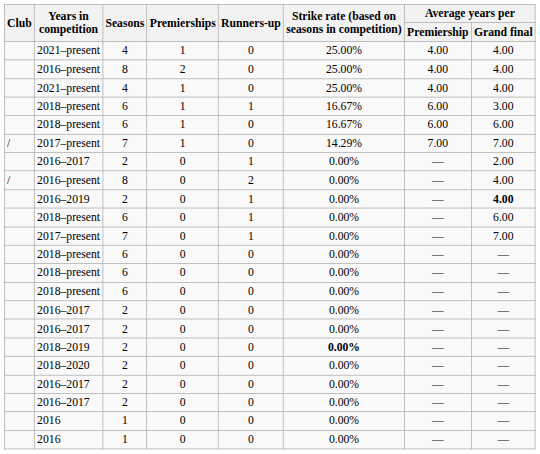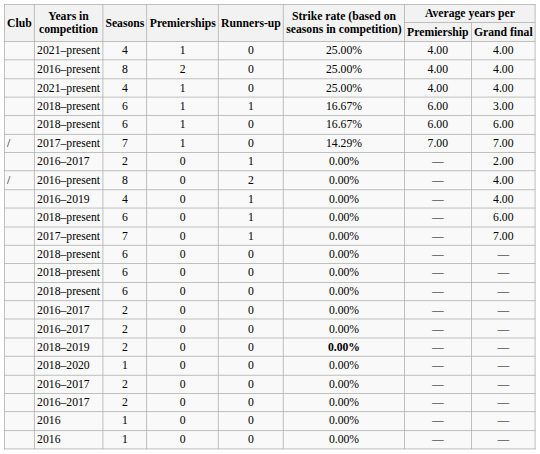(125, 198) 2 -> (125, 198) 4
(503, 198) bold -> (503, 198) normal
(125, 365) 2 -> (125, 365) 1
